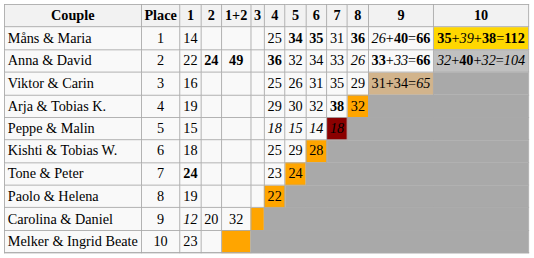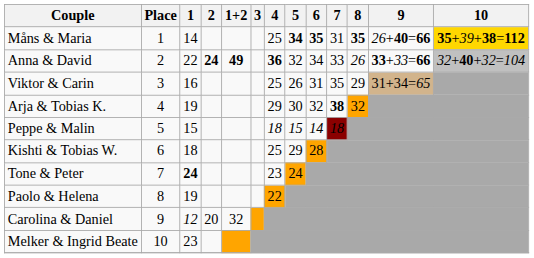(358, 38) 36 -> (358, 38) 35
